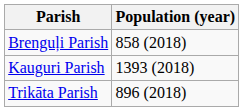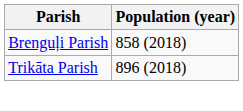- row: (56, 67)
